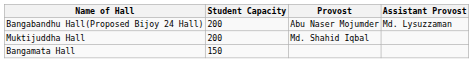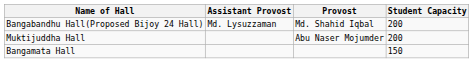columns swapped: (247, 11) <-> (425, 11)
(335, 24) Abu Naser Mojumder -> (335, 24) Md. Shahid Iqbal
(330, 38) Md. Shahid Iqbal -> (340, 38) Abu Naser Mojumder
